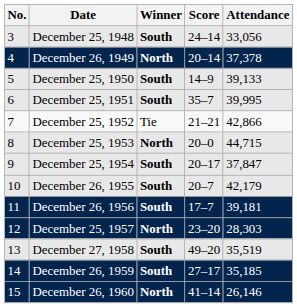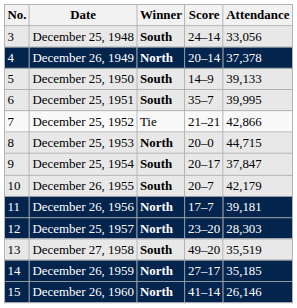(156, 207) South -> (156, 207) North
(156, 270) South -> (156, 270) North
